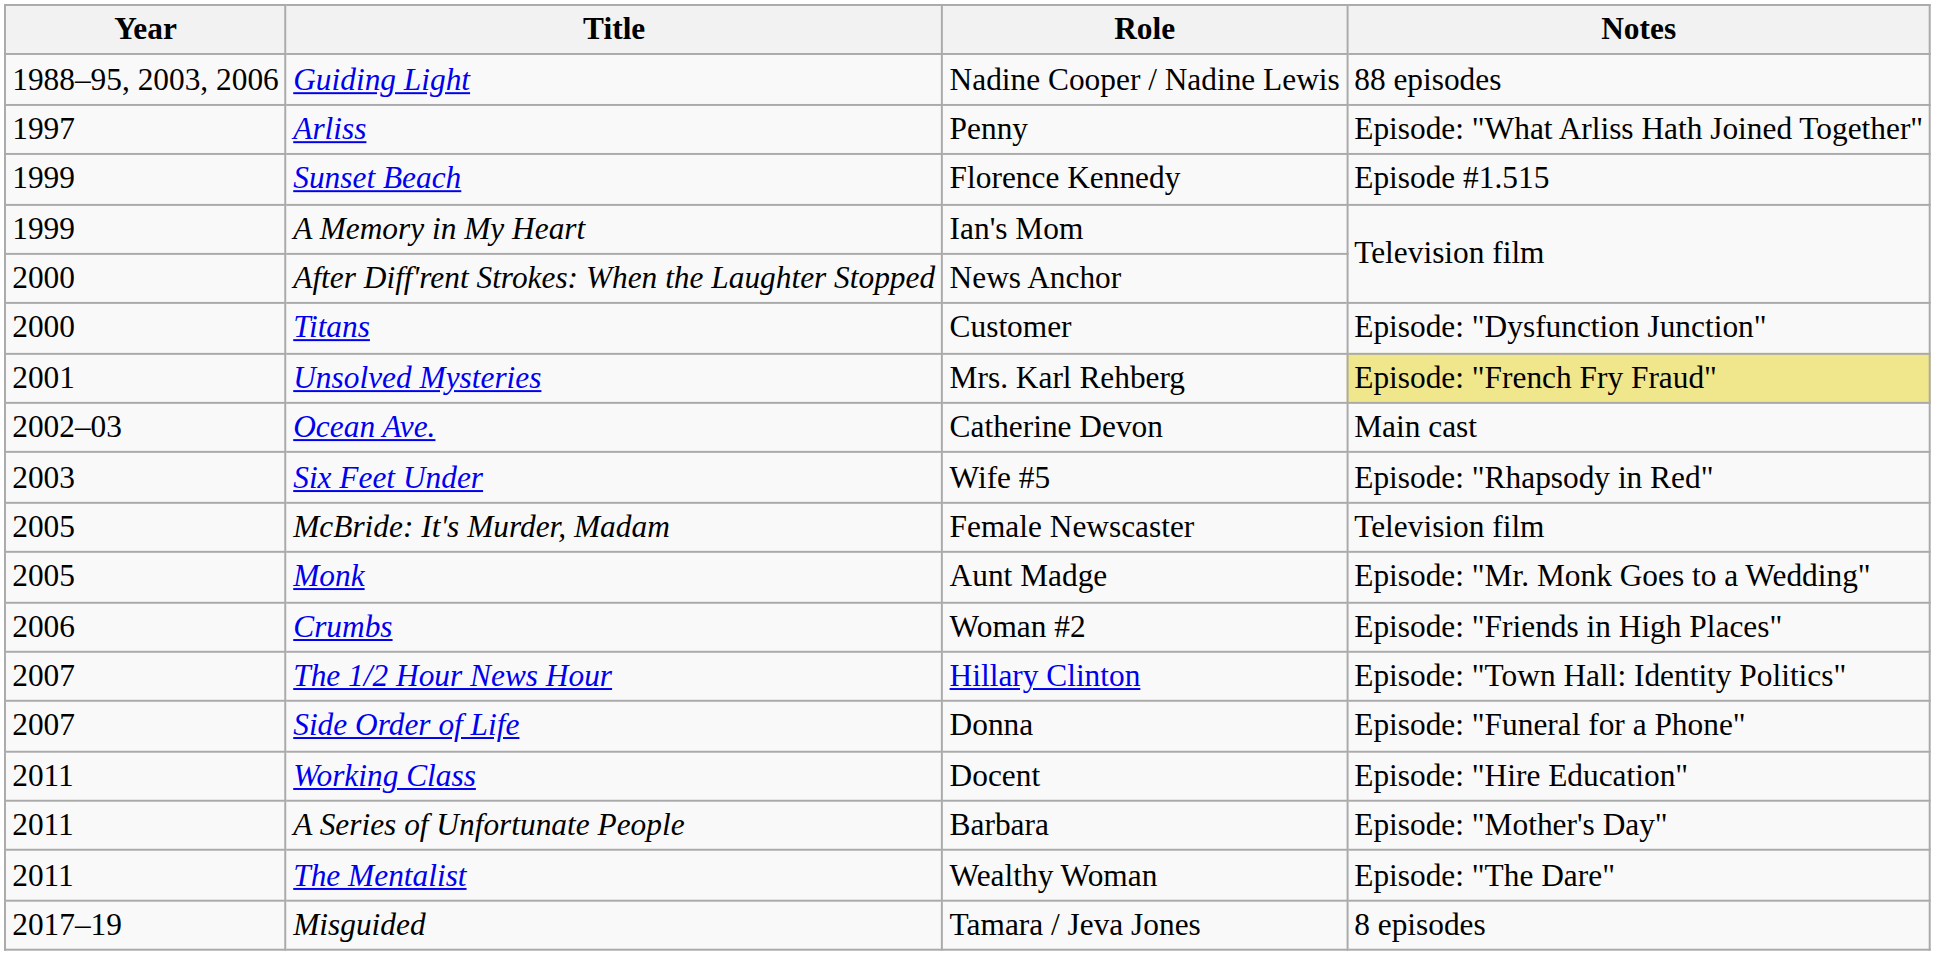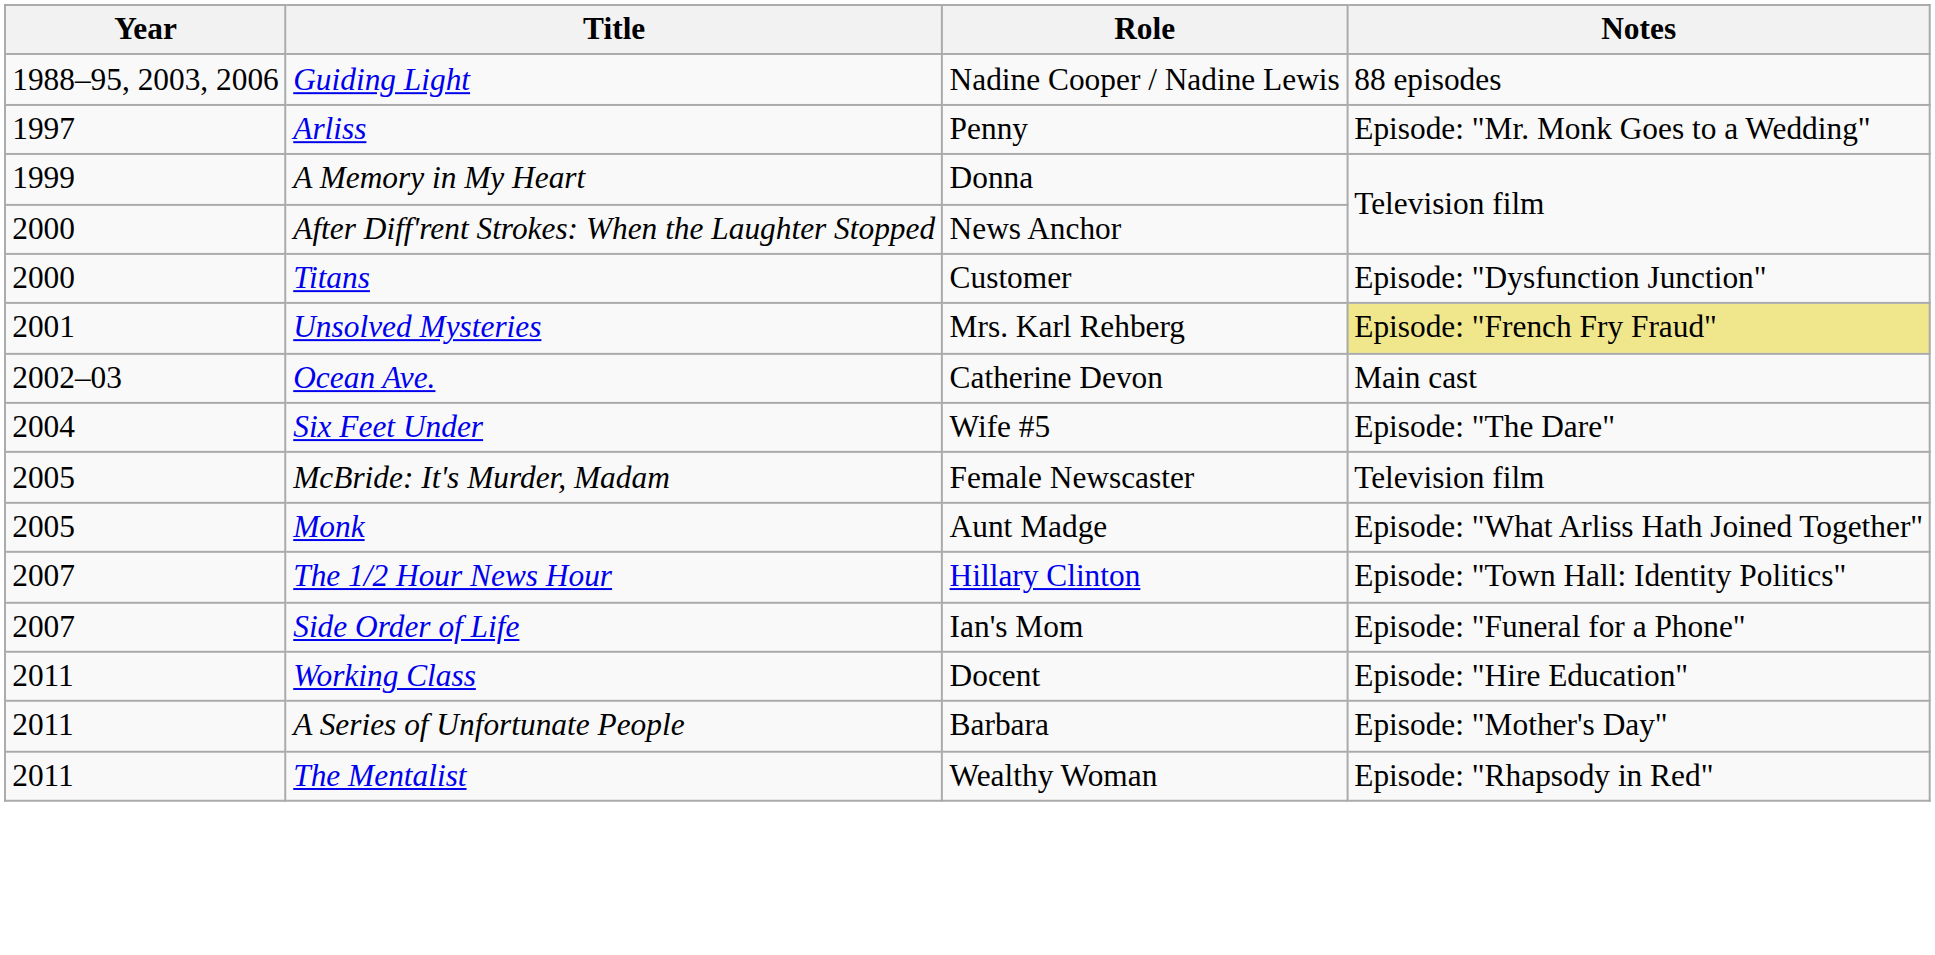(1639, 128) Episode: "What Arliss Hath Joined Together" -> (1612, 128) Episode: "Mr. Monk Goes to a Wedding"
- row: (377, 178)
(1016, 228) Ian's Mom -> (991, 178) Donna
(44, 476) 2003 -> (44, 427) 2004
(1534, 476) Episode: "Rhapsody in Red" -> (1485, 427) Episode: "The Dare"
(1612, 576) Episode: "Mr. Monk Goes to a Wedding" -> (1639, 526) Episode: "What Arliss Hath Joined Together"
- row: (343, 626)
(991, 725) Donna -> (1016, 626) Ian's Mom
(1485, 874) Episode: "The Dare" -> (1534, 775) Episode: "Rhapsody in Red"
- row: (359, 924)
